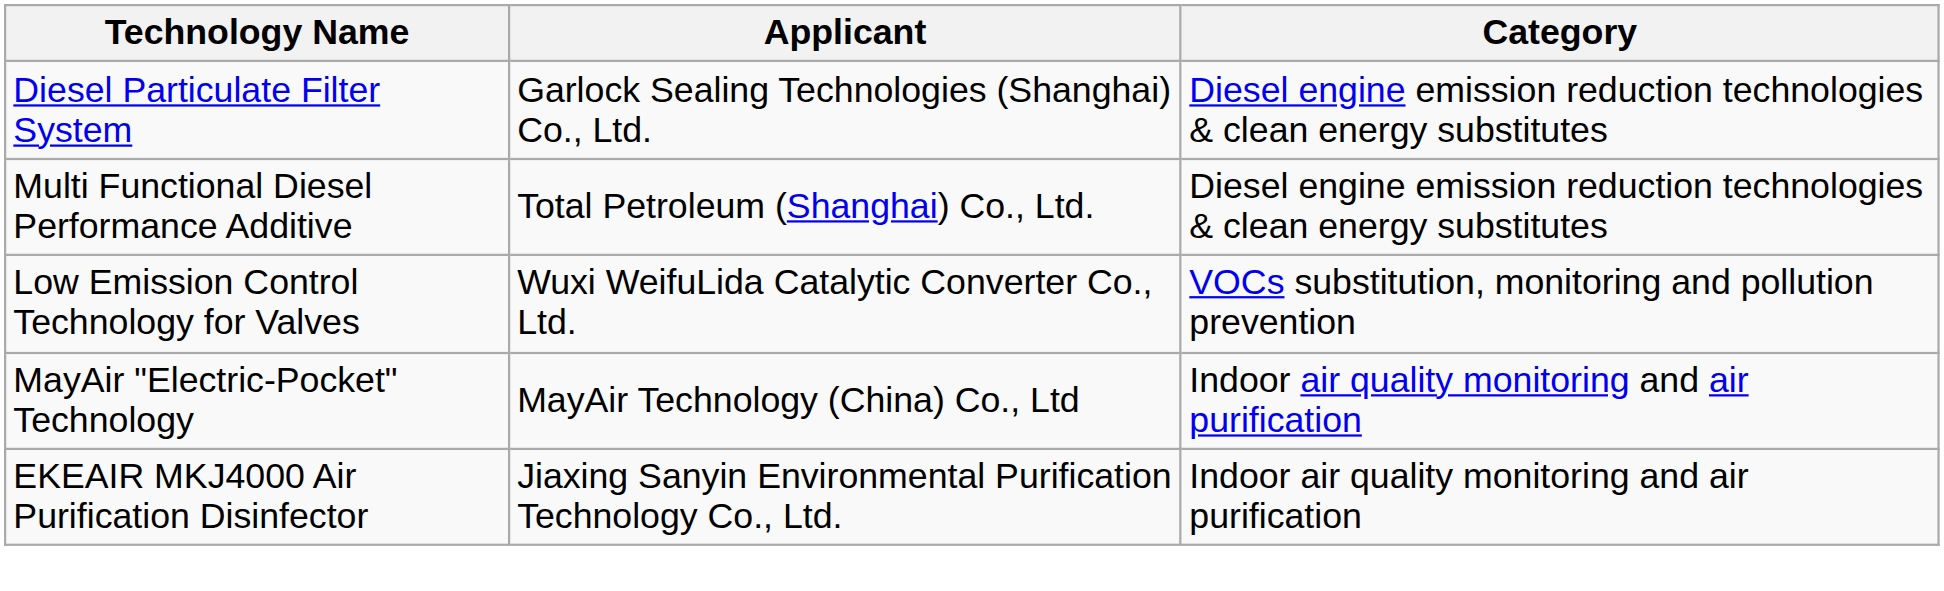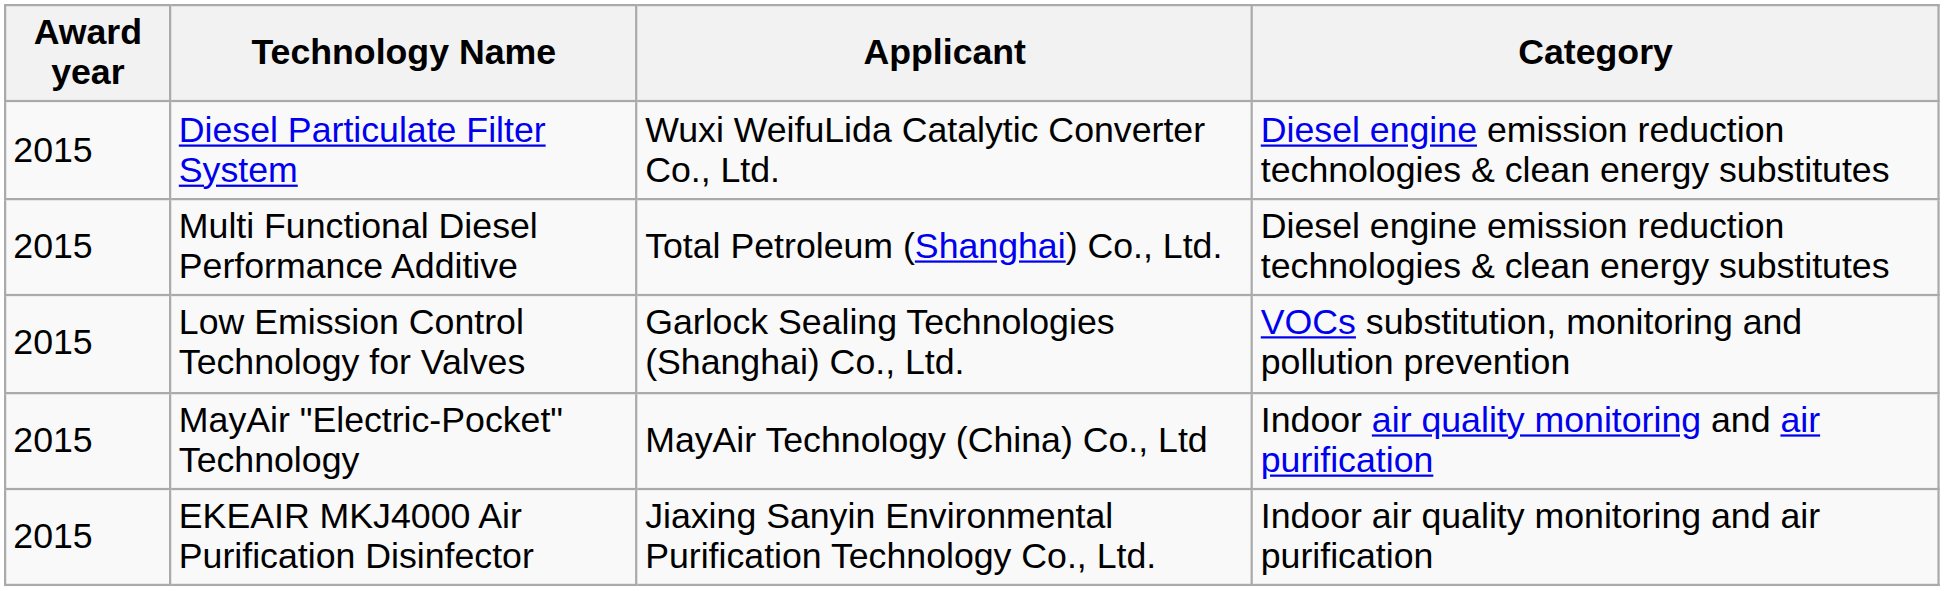+ column: (88, 52)
(844, 109) Garlock Sealing Technologies (Shanghai) Co., Ltd. -> (925, 149) Wuxi WeifuLida Catalytic Converter Co., Ltd.
(835, 302) Wuxi WeifuLida Catalytic Converter Co., Ltd. -> (880, 343) Garlock Sealing Technologies (Shanghai) Co., Ltd.
